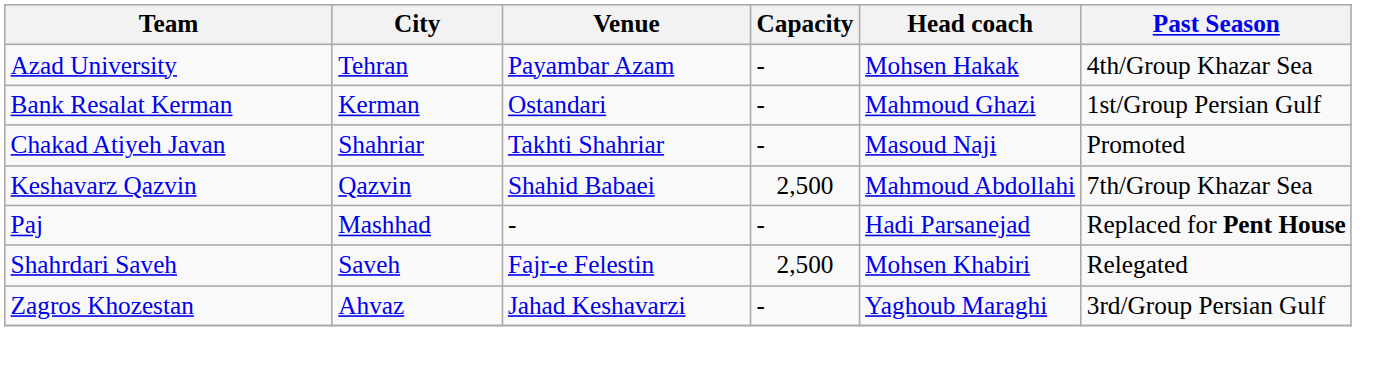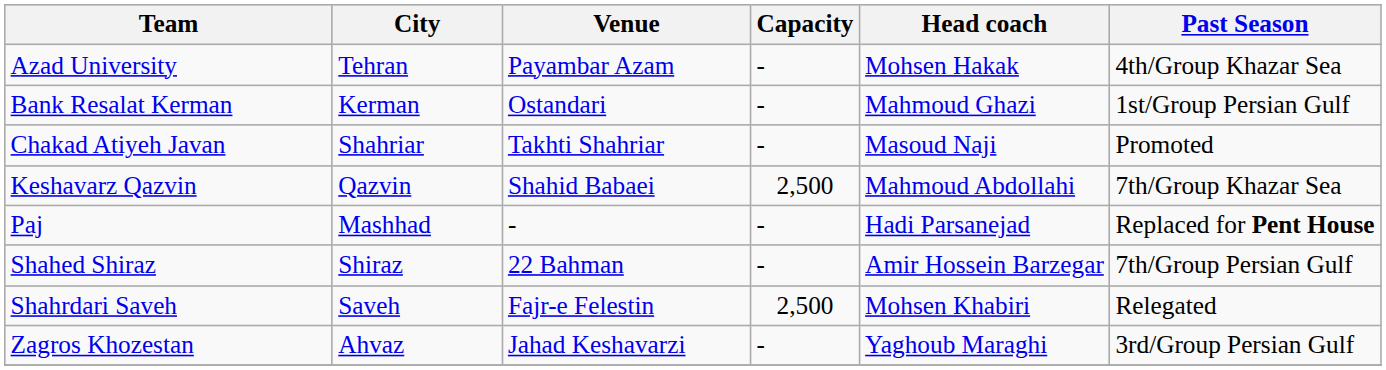+ row: (83, 265)
